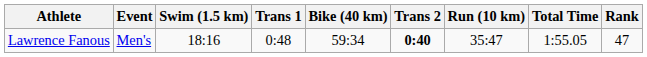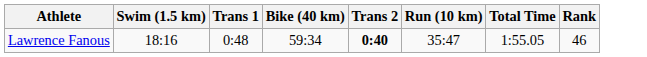- column: (135, 16)
(622, 40) 47 -> (579, 40) 46
